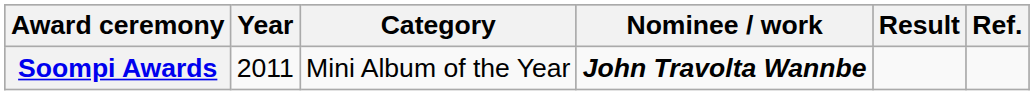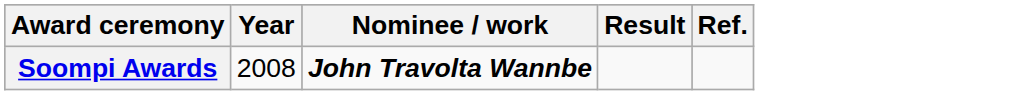- column: (438, 25)
(265, 67) 2011 -> (266, 67) 2008
